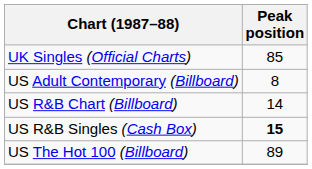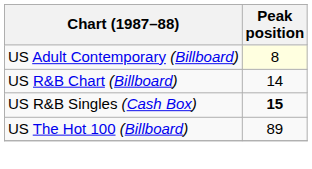- row: (99, 57)
(275, 81) no background -> (275, 57) lightyellow background
